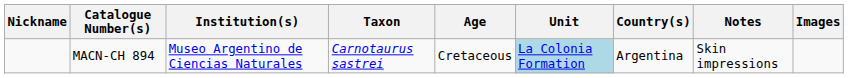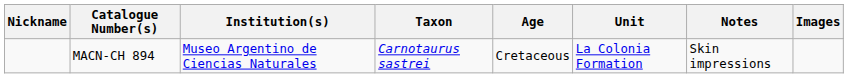- column: (653, 22)
(555, 56) lightblue background -> (613, 56) no background
